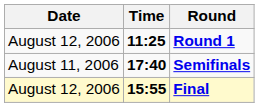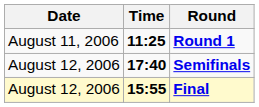(64, 41) August 12, 2006 -> (63, 41) August 11, 2006
(63, 65) August 11, 2006 -> (64, 65) August 12, 2006
